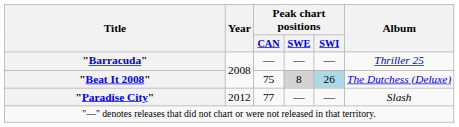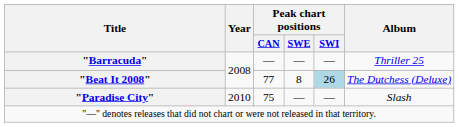(269, 79) 75 -> (269, 79) 77
(299, 79) lightgrey background -> (299, 79) no background
(239, 97) 2012 -> (239, 97) 2010
(269, 97) 77 -> (269, 97) 75
